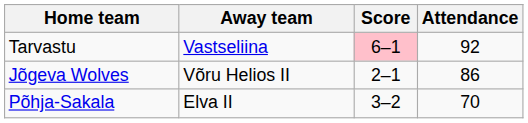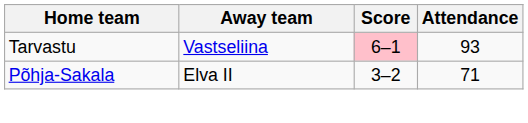(470, 46) 92 -> (470, 46) 93
- row: (69, 74)
(470, 103) 70 -> (470, 74) 71
